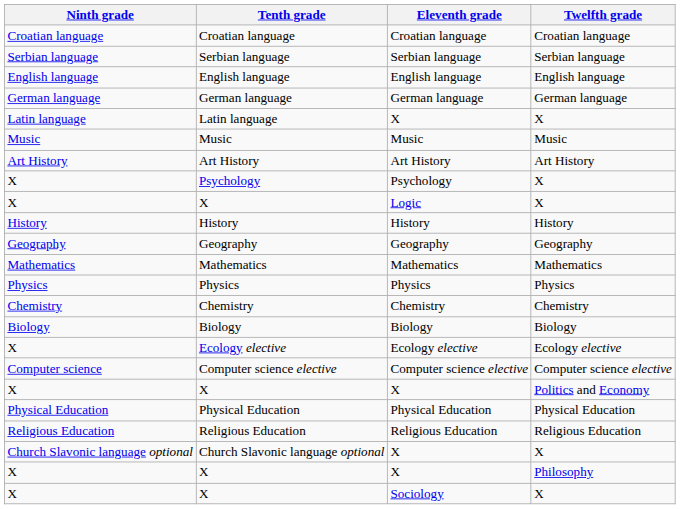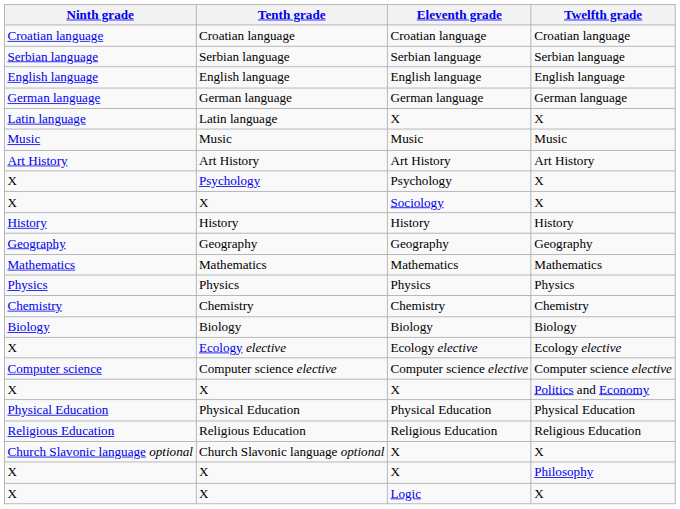rows swapped: (204, 493) <-> (204, 202)
